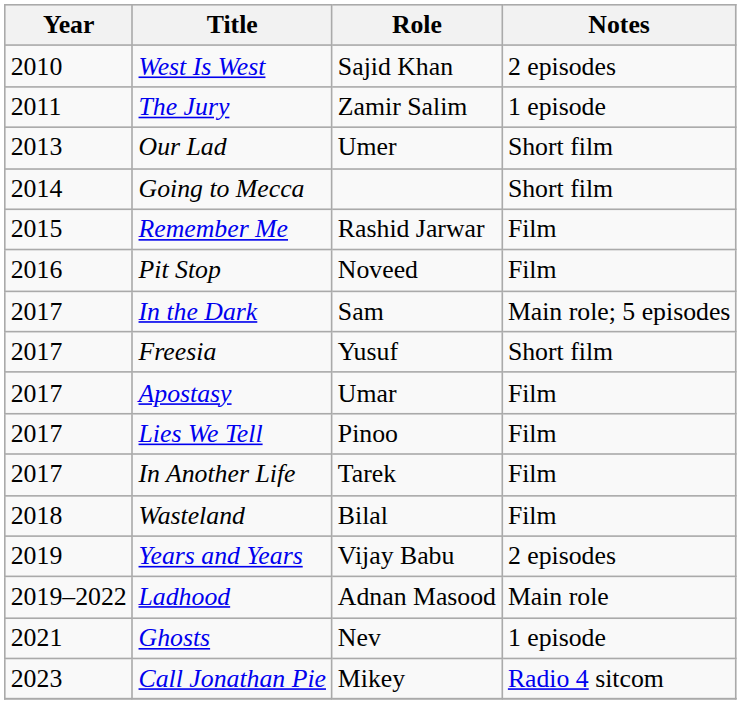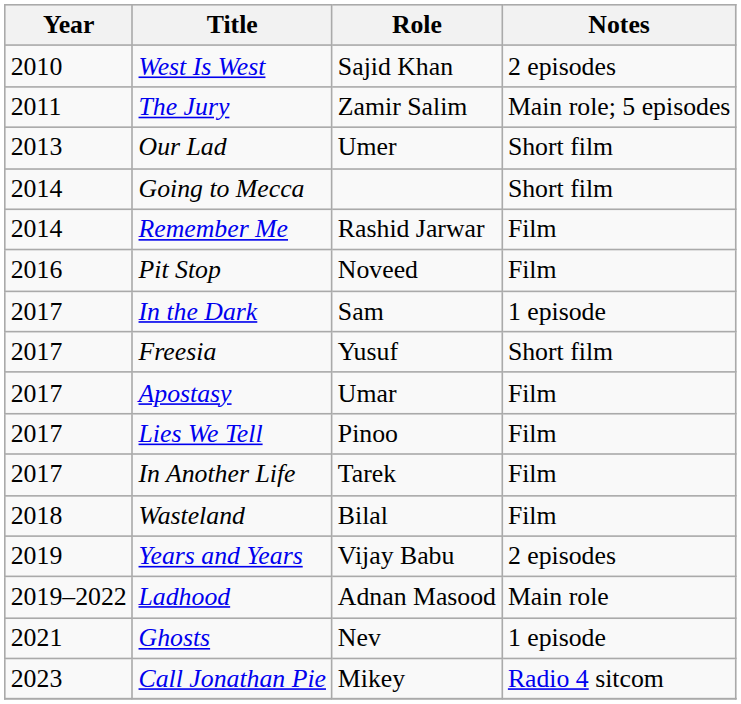(557, 106) 1 episode -> (619, 106) Main role; 5 episodes
(37, 229) 2015 -> (37, 229) 2014
(619, 310) Main role; 5 episodes -> (557, 310) 1 episode
